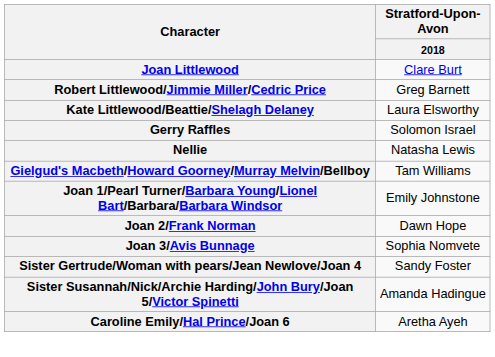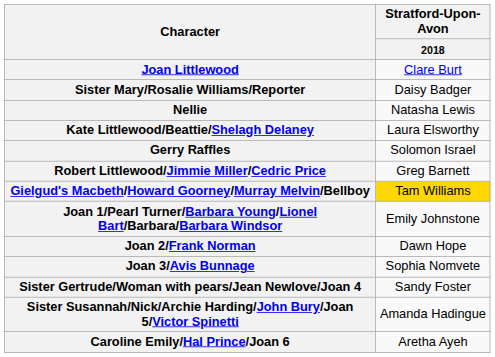+ row: (190, 89)
rows swapped: (190, 89) <-> (190, 150)
(433, 171) no background -> (433, 191) gold background
